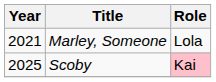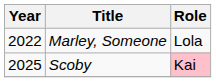(25, 40) 2021 -> (25, 40) 2022
